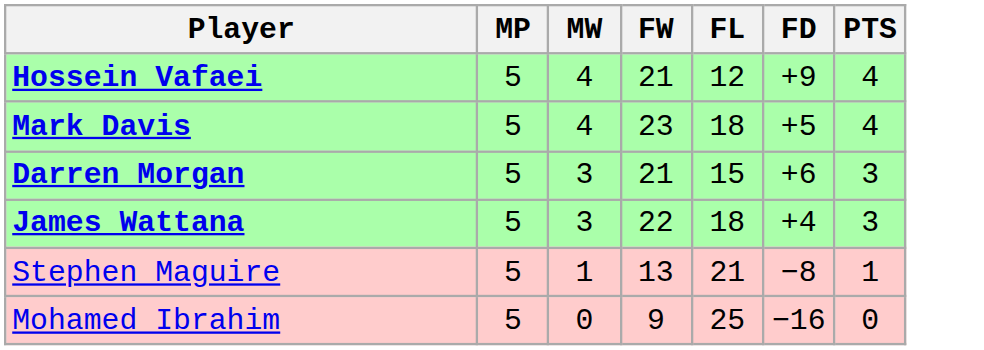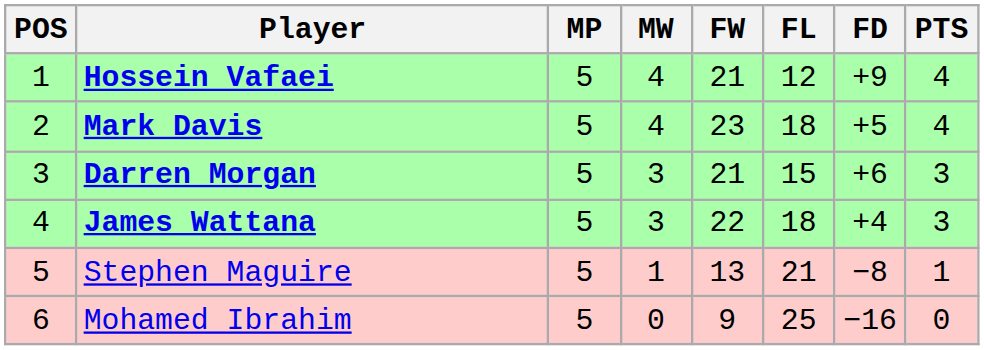+ column: (41, 29)
